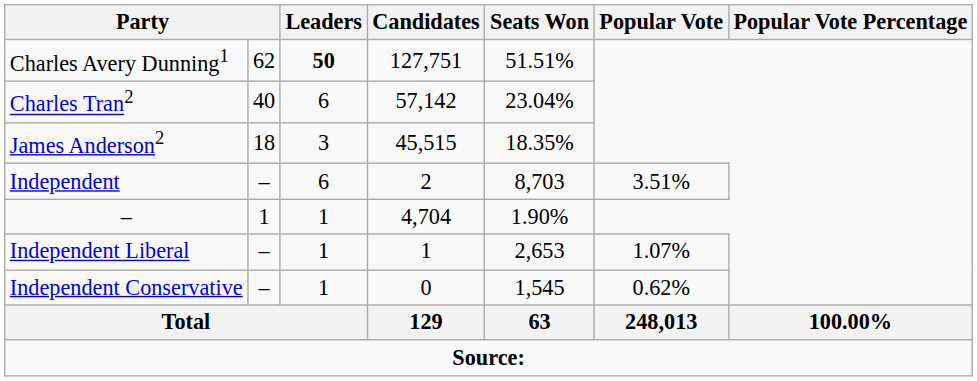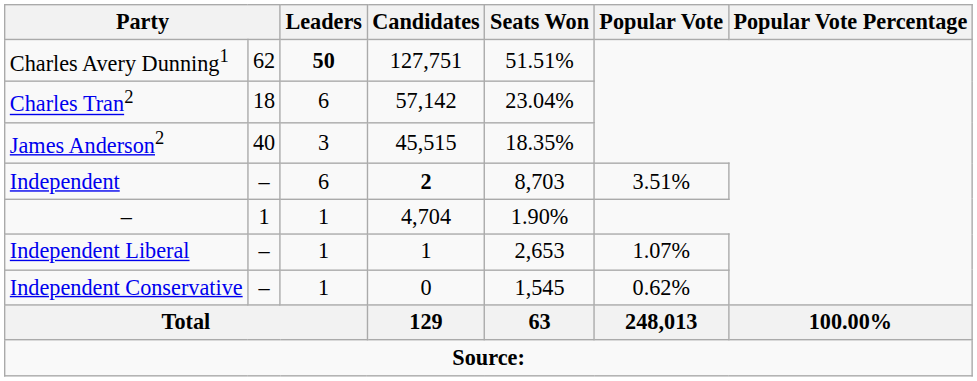(264, 101) 40 -> (264, 101) 18
(264, 142) 18 -> (264, 142) 40
(426, 181) normal -> (426, 181) bold
